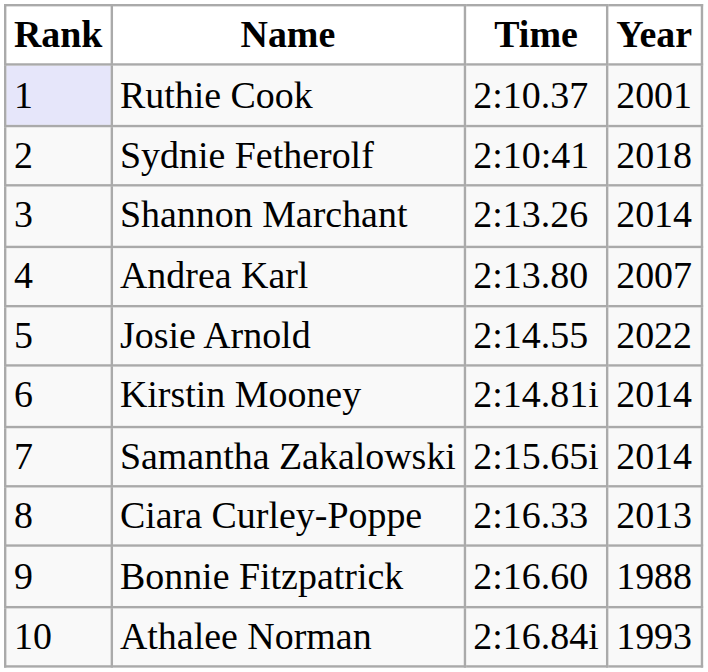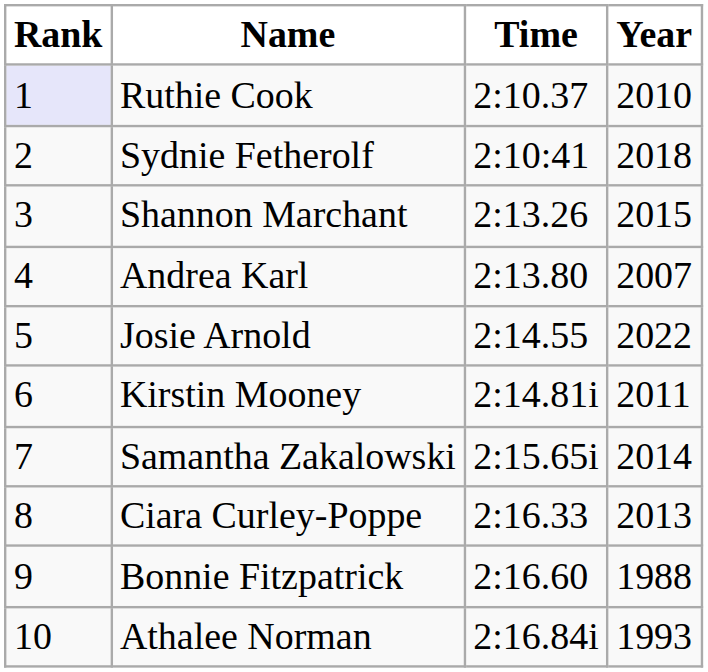(654, 94) 2001 -> (654, 94) 2010
(654, 214) 2014 -> (654, 214) 2015
(654, 395) 2014 -> (653, 395) 2011
